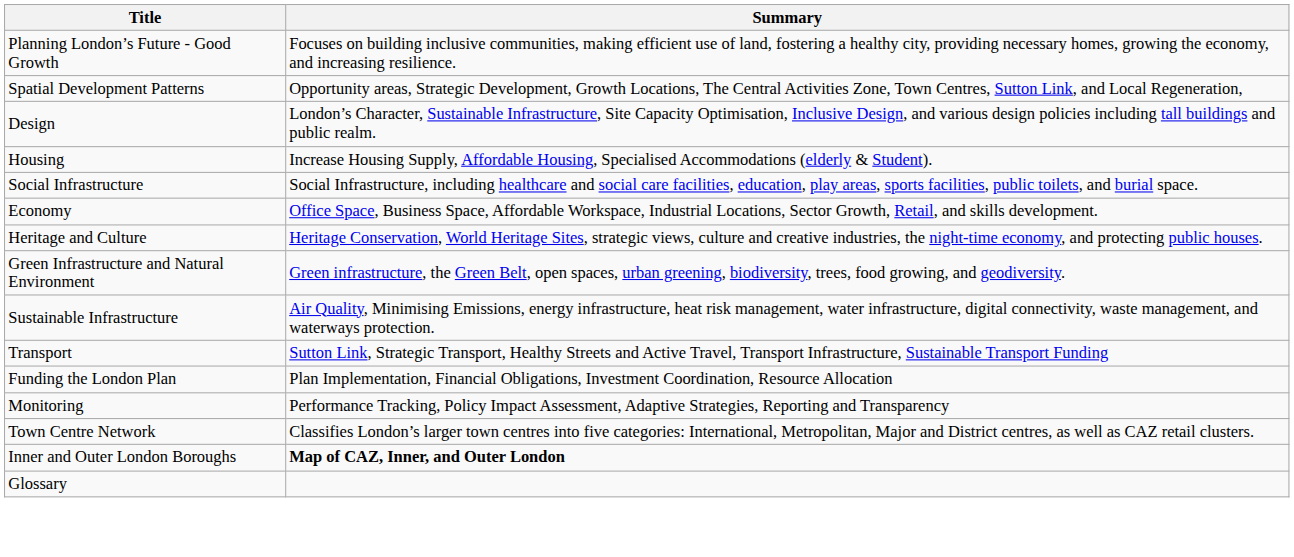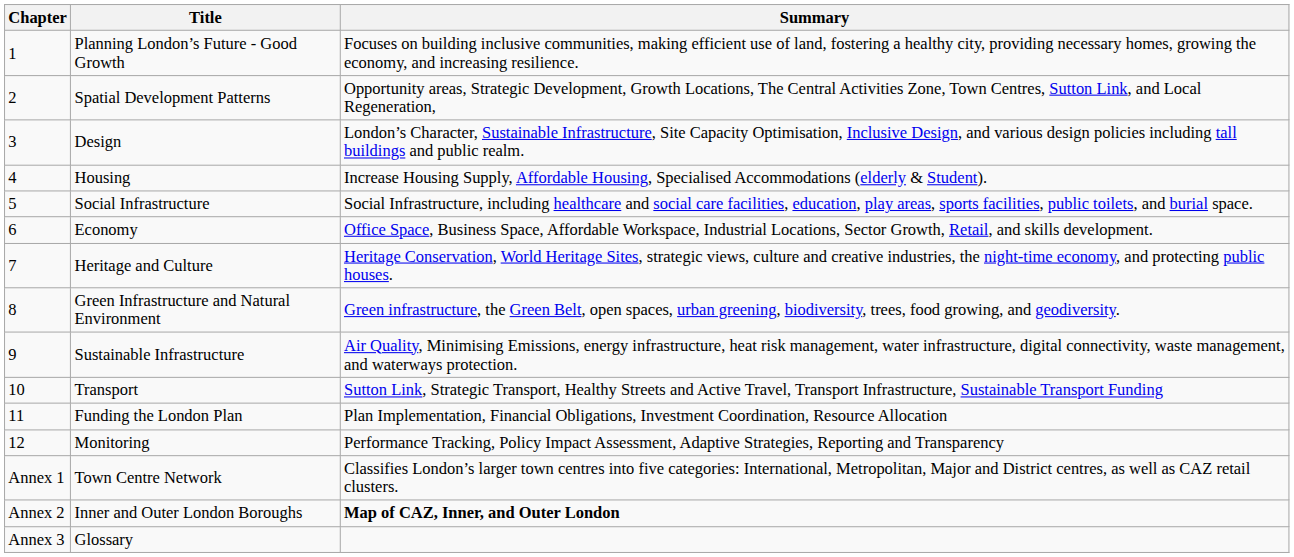+ column: (38, 17)
